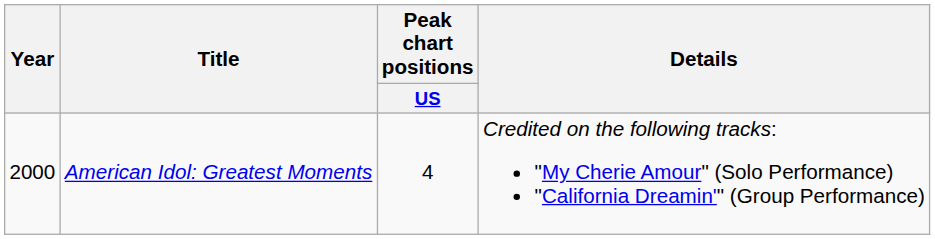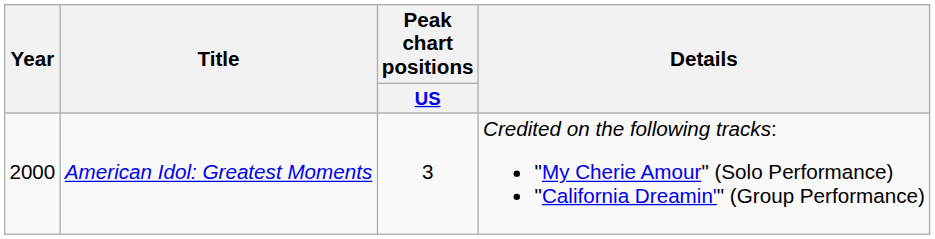(428, 173) 4 -> (428, 173) 3
